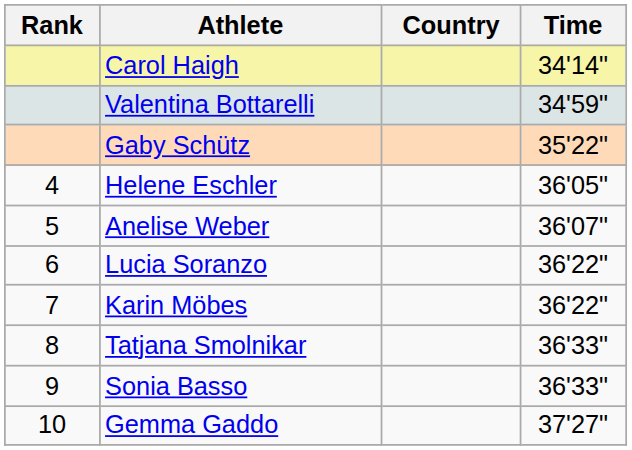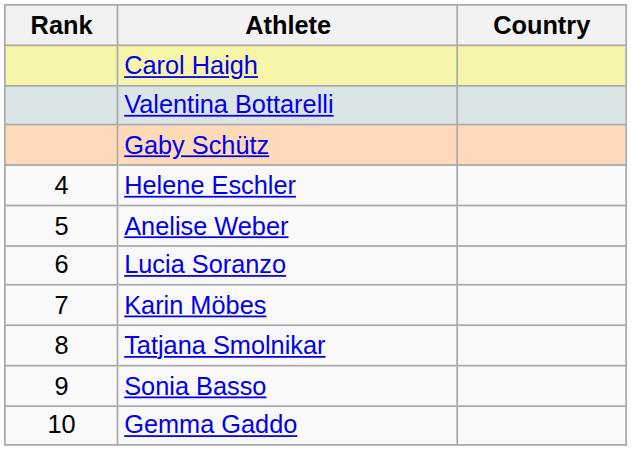- column: (573, 25)
